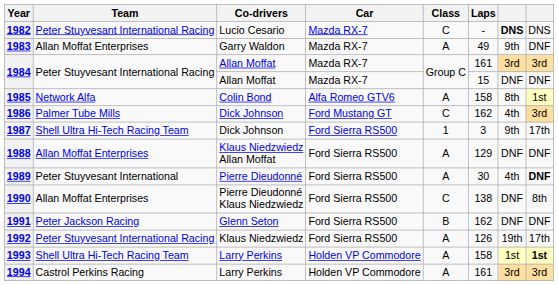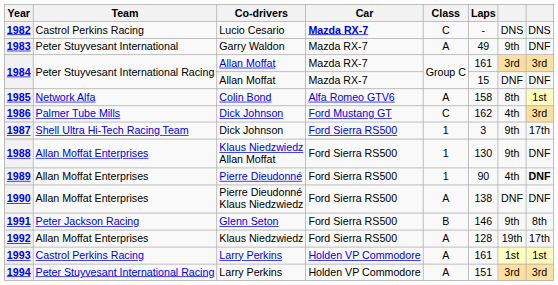(125, 30) Peter Stuyvesant International Racing -> (90, 30) Castrol Perkins Racing
(338, 30) normal -> (338, 30) bold
(512, 30) bold -> (512, 30) normal
(92, 47) Allan Moffat Enterprises -> (107, 47) Peter Stuyvesant International
(446, 154) A -> (446, 154) 1
(483, 154) 129 -> (483, 154) 130
(512, 154) DNF -> (512, 154) 9th
(107, 177) Peter Stuyvesant International -> (92, 177) Allan Moffat Enterprises
(446, 177) A -> (446, 177) 1
(483, 177) 30 -> (483, 177) 90
(446, 199) C -> (446, 199) A
(539, 199) 8th -> (539, 199) DNF
(483, 222) 162 -> (483, 222) 146
(512, 222) DNF -> (512, 222) 9th
(539, 222) DNF -> (539, 222) 8th
(125, 239) Peter Stuyvesant International Racing -> (92, 239) Allan Moffat Enterprises
(483, 239) 126 -> (483, 239) 128
(112, 256) Shell Ultra Hi-Tech Racing Team -> (90, 256) Castrol Perkins Racing
(483, 256) 158 -> (483, 256) 161
(539, 256) bold -> (539, 256) normal
(90, 273) Castrol Perkins Racing -> (125, 273) Peter Stuyvesant International Racing
(483, 273) 161 -> (483, 273) 151
